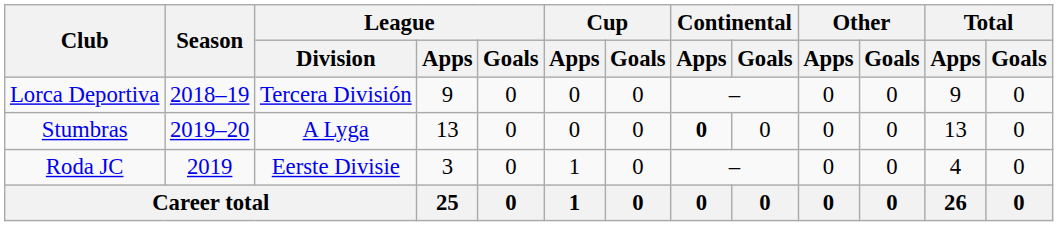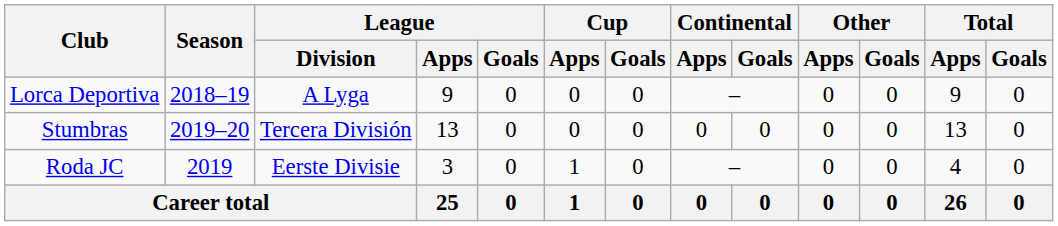(336, 94) Tercera División -> (336, 94) A Lyga
(336, 130) A Lyga -> (336, 130) Tercera División
(701, 130) bold -> (701, 130) normal
